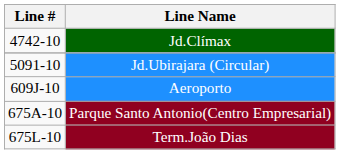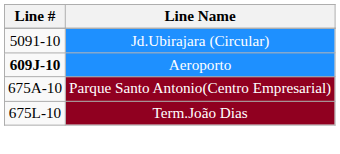- row: (200, 40)
(35, 88) normal -> (35, 64) bold
